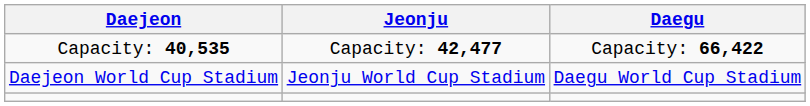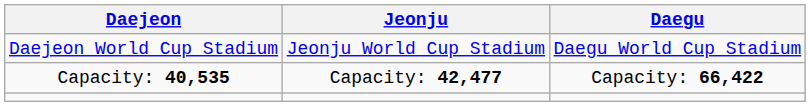rows swapped: (144, 78) <-> (144, 49)
